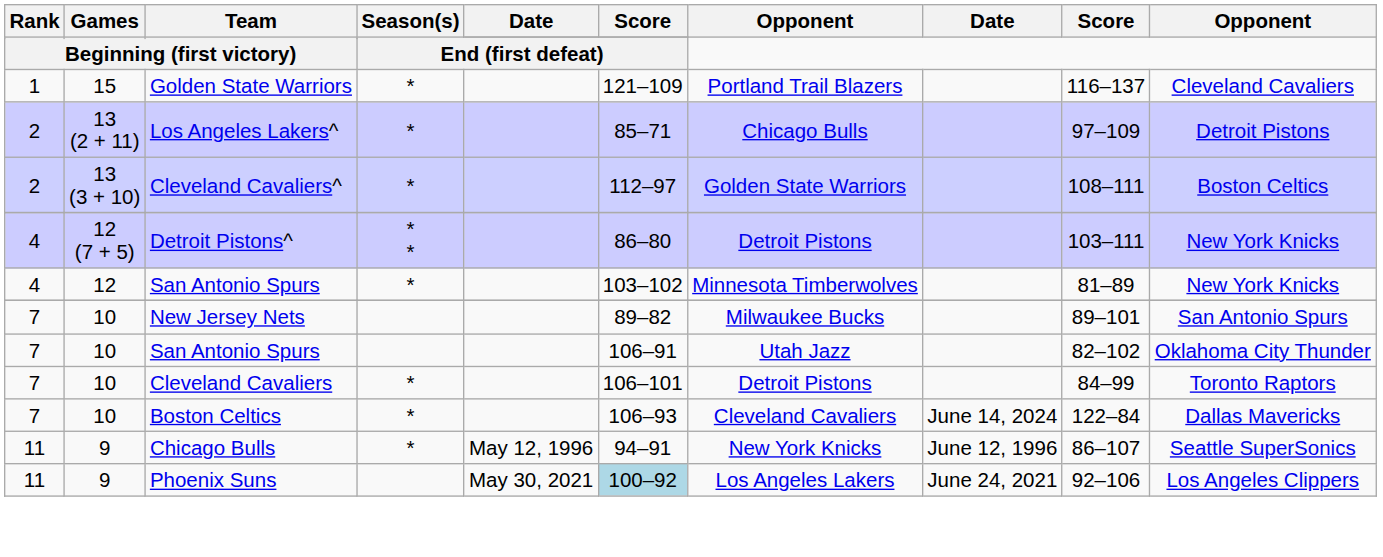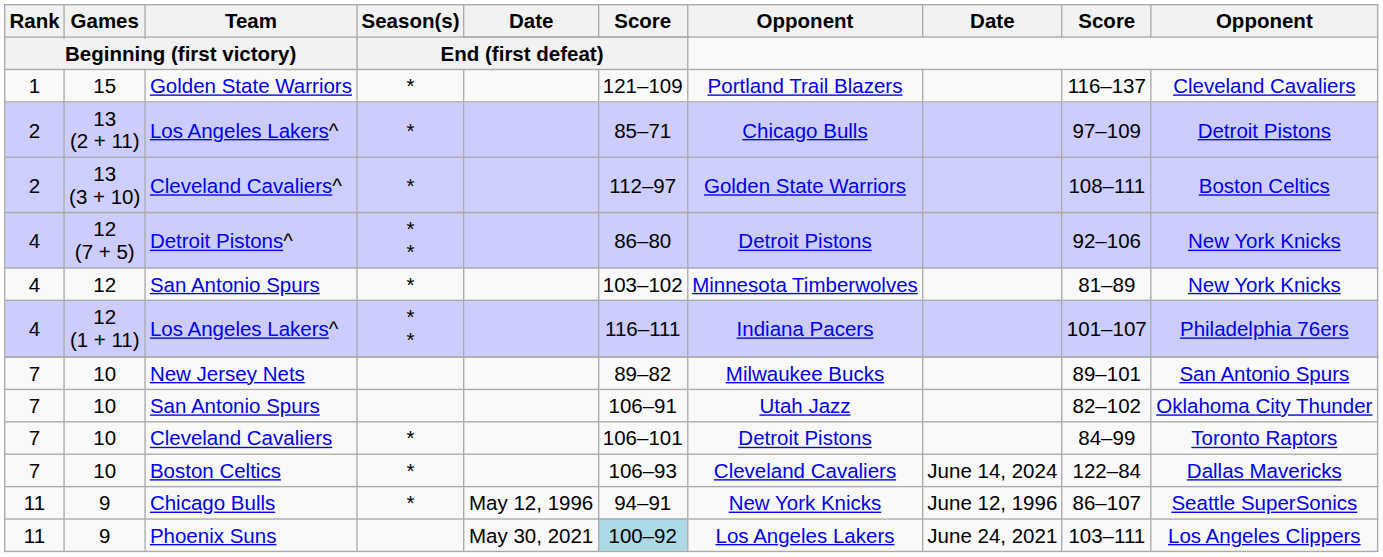(1106, 241) 103–111 -> (1107, 241) 92–106
+ row: (105, 329)
(1106, 480) 92–106 -> (1107, 535) 103–111
